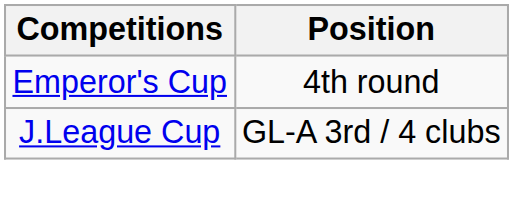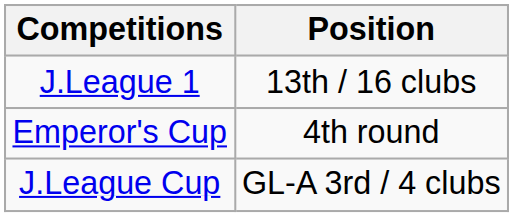+ row: (120, 81)
